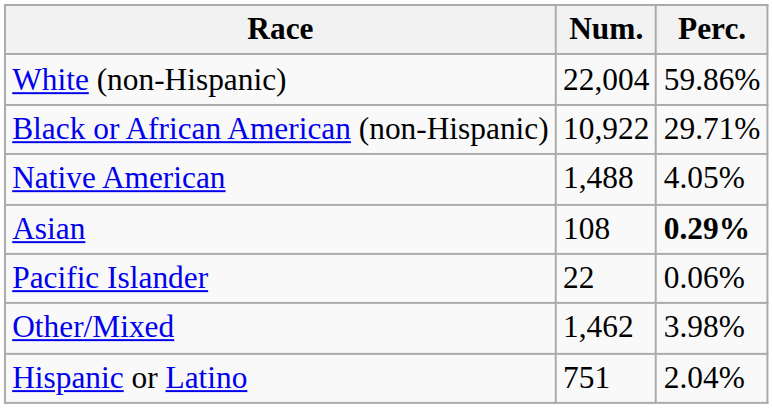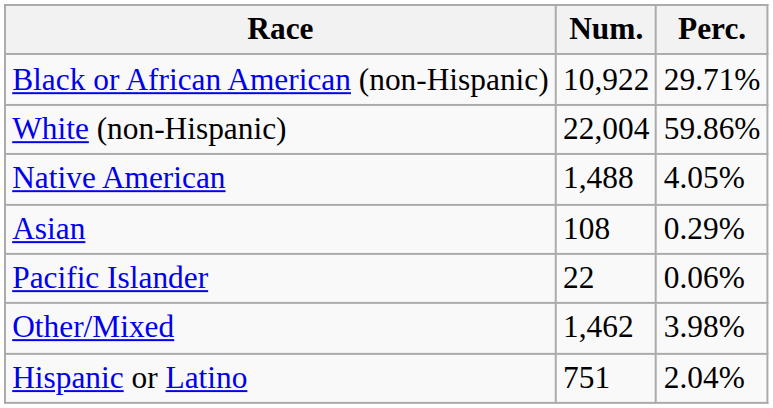rows swapped: (149, 79) <-> (280, 128)
(707, 228) bold -> (704, 228) normal
